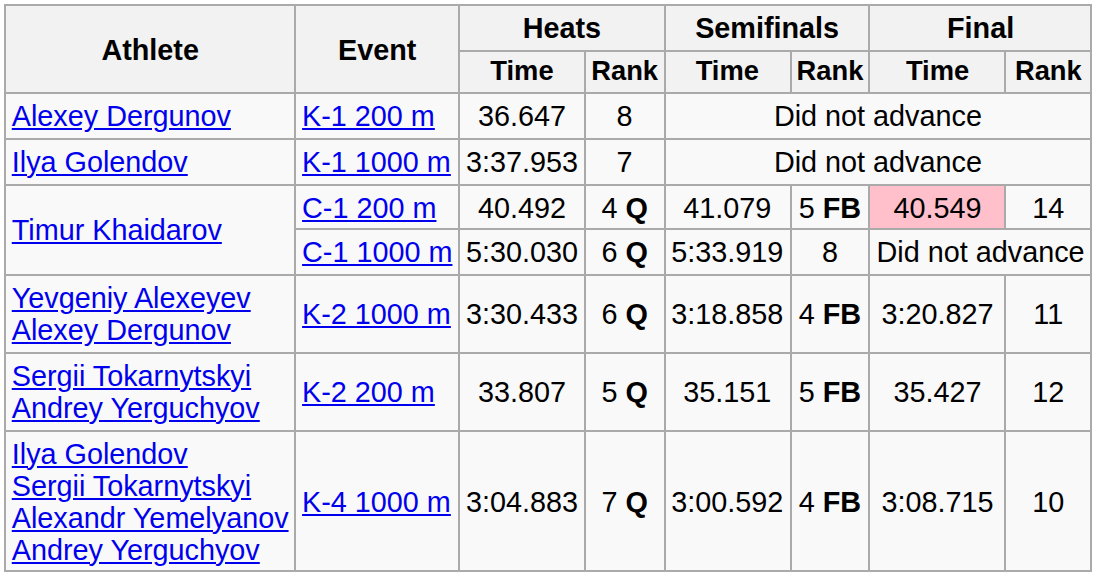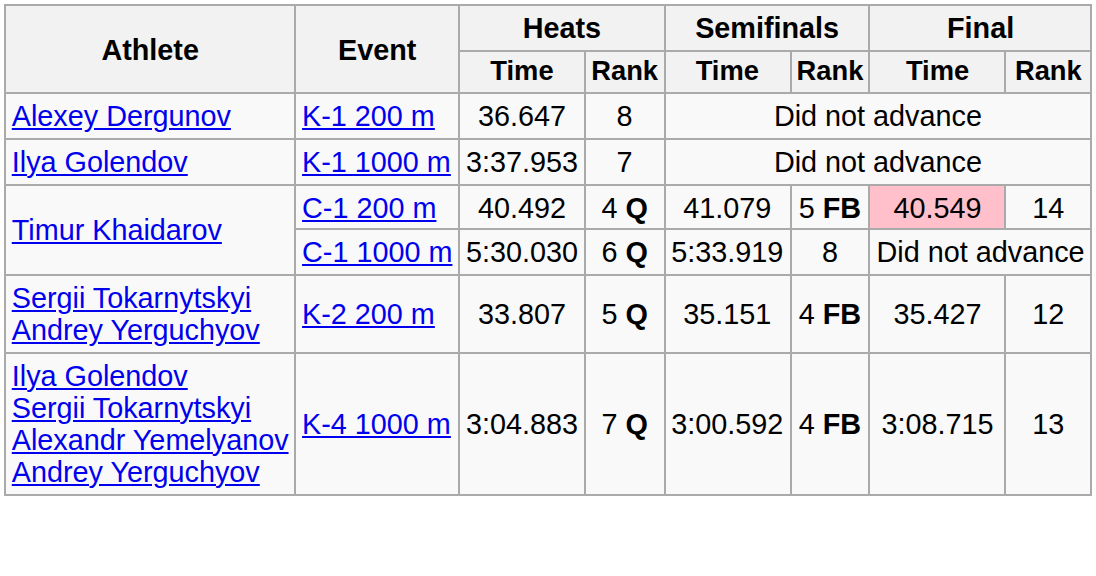- row: (376, 315)
(830, 392) 5 FB -> (830, 315) 4 FB
(1048, 502) 10 -> (1048, 424) 13
